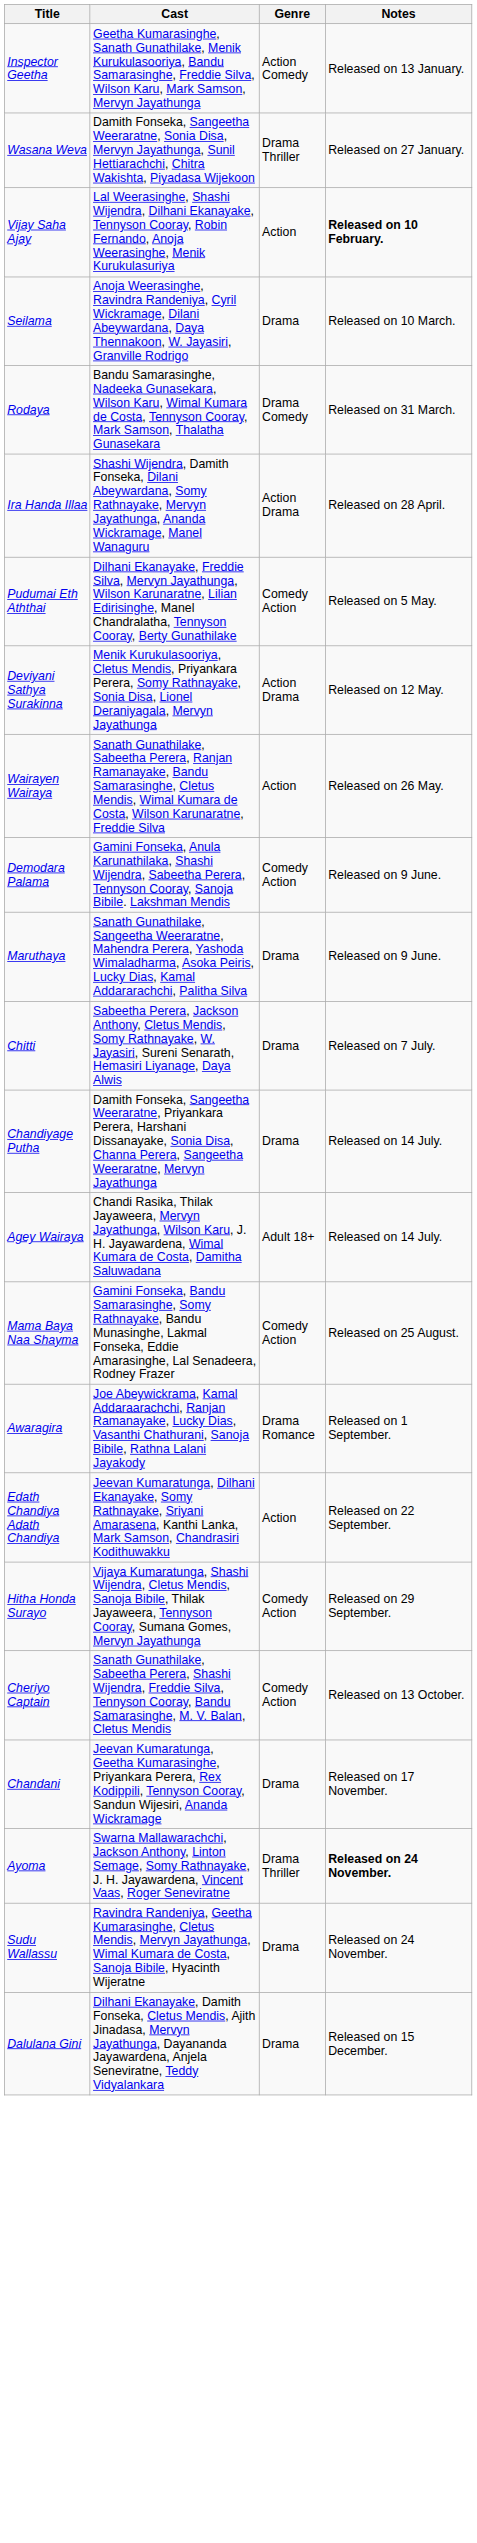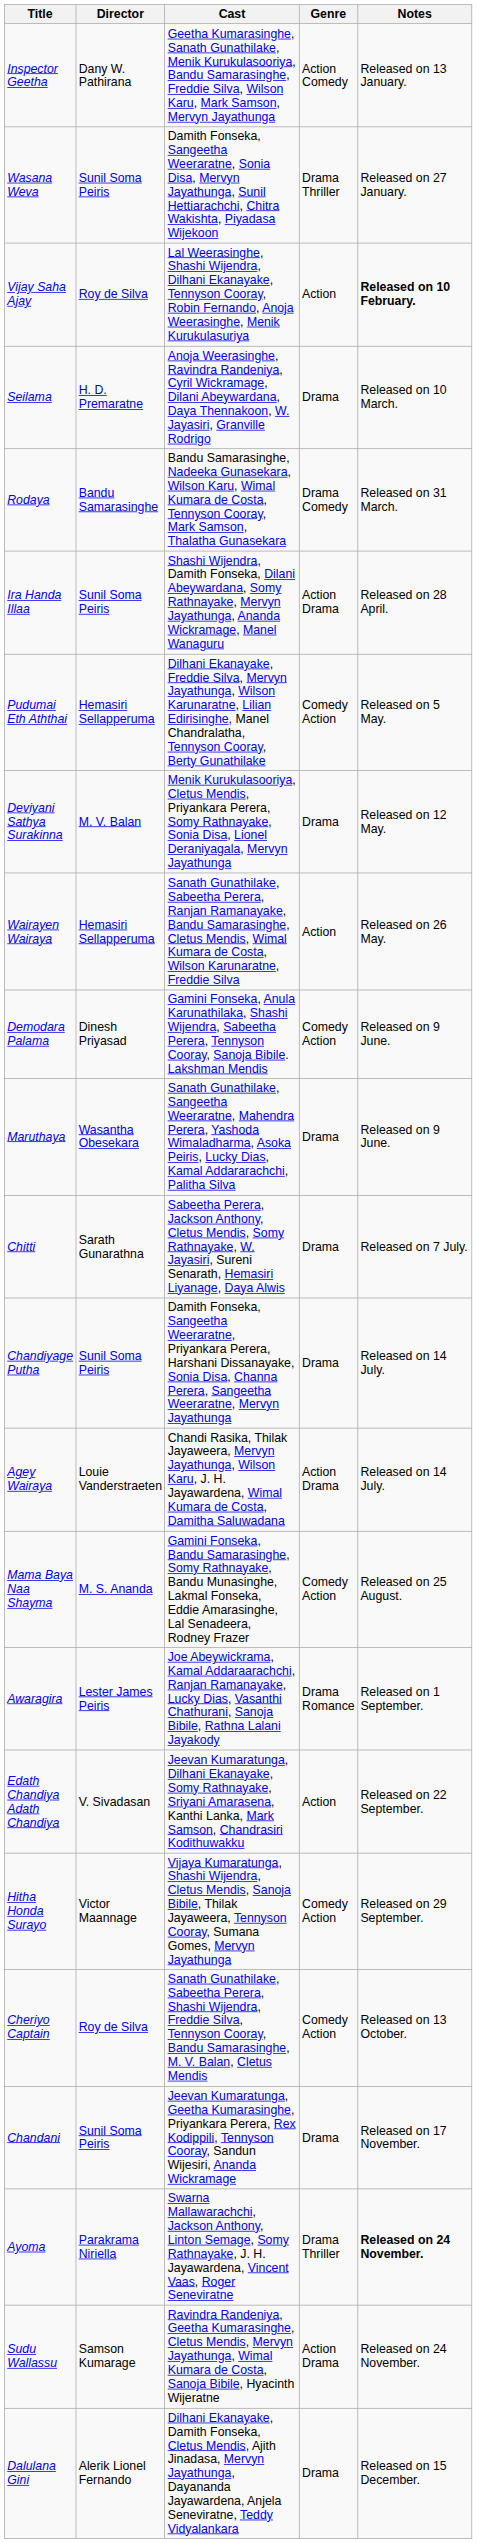+ column: (120, 14)
(281, 690) Action Drama -> (320, 821) Drama
(288, 1237) Adult 18+ -> (320, 1479) Action Drama
(281, 1947) Drama -> (320, 2356) Action Drama
